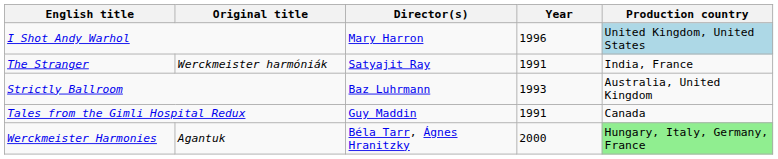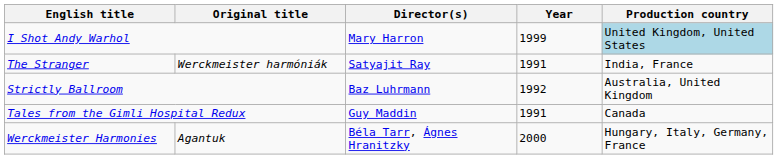(533, 39) 1996 -> (533, 39) 1999
(533, 89) 1993 -> (533, 89) 1992
(686, 138) lightgreen background -> (686, 138) no background
